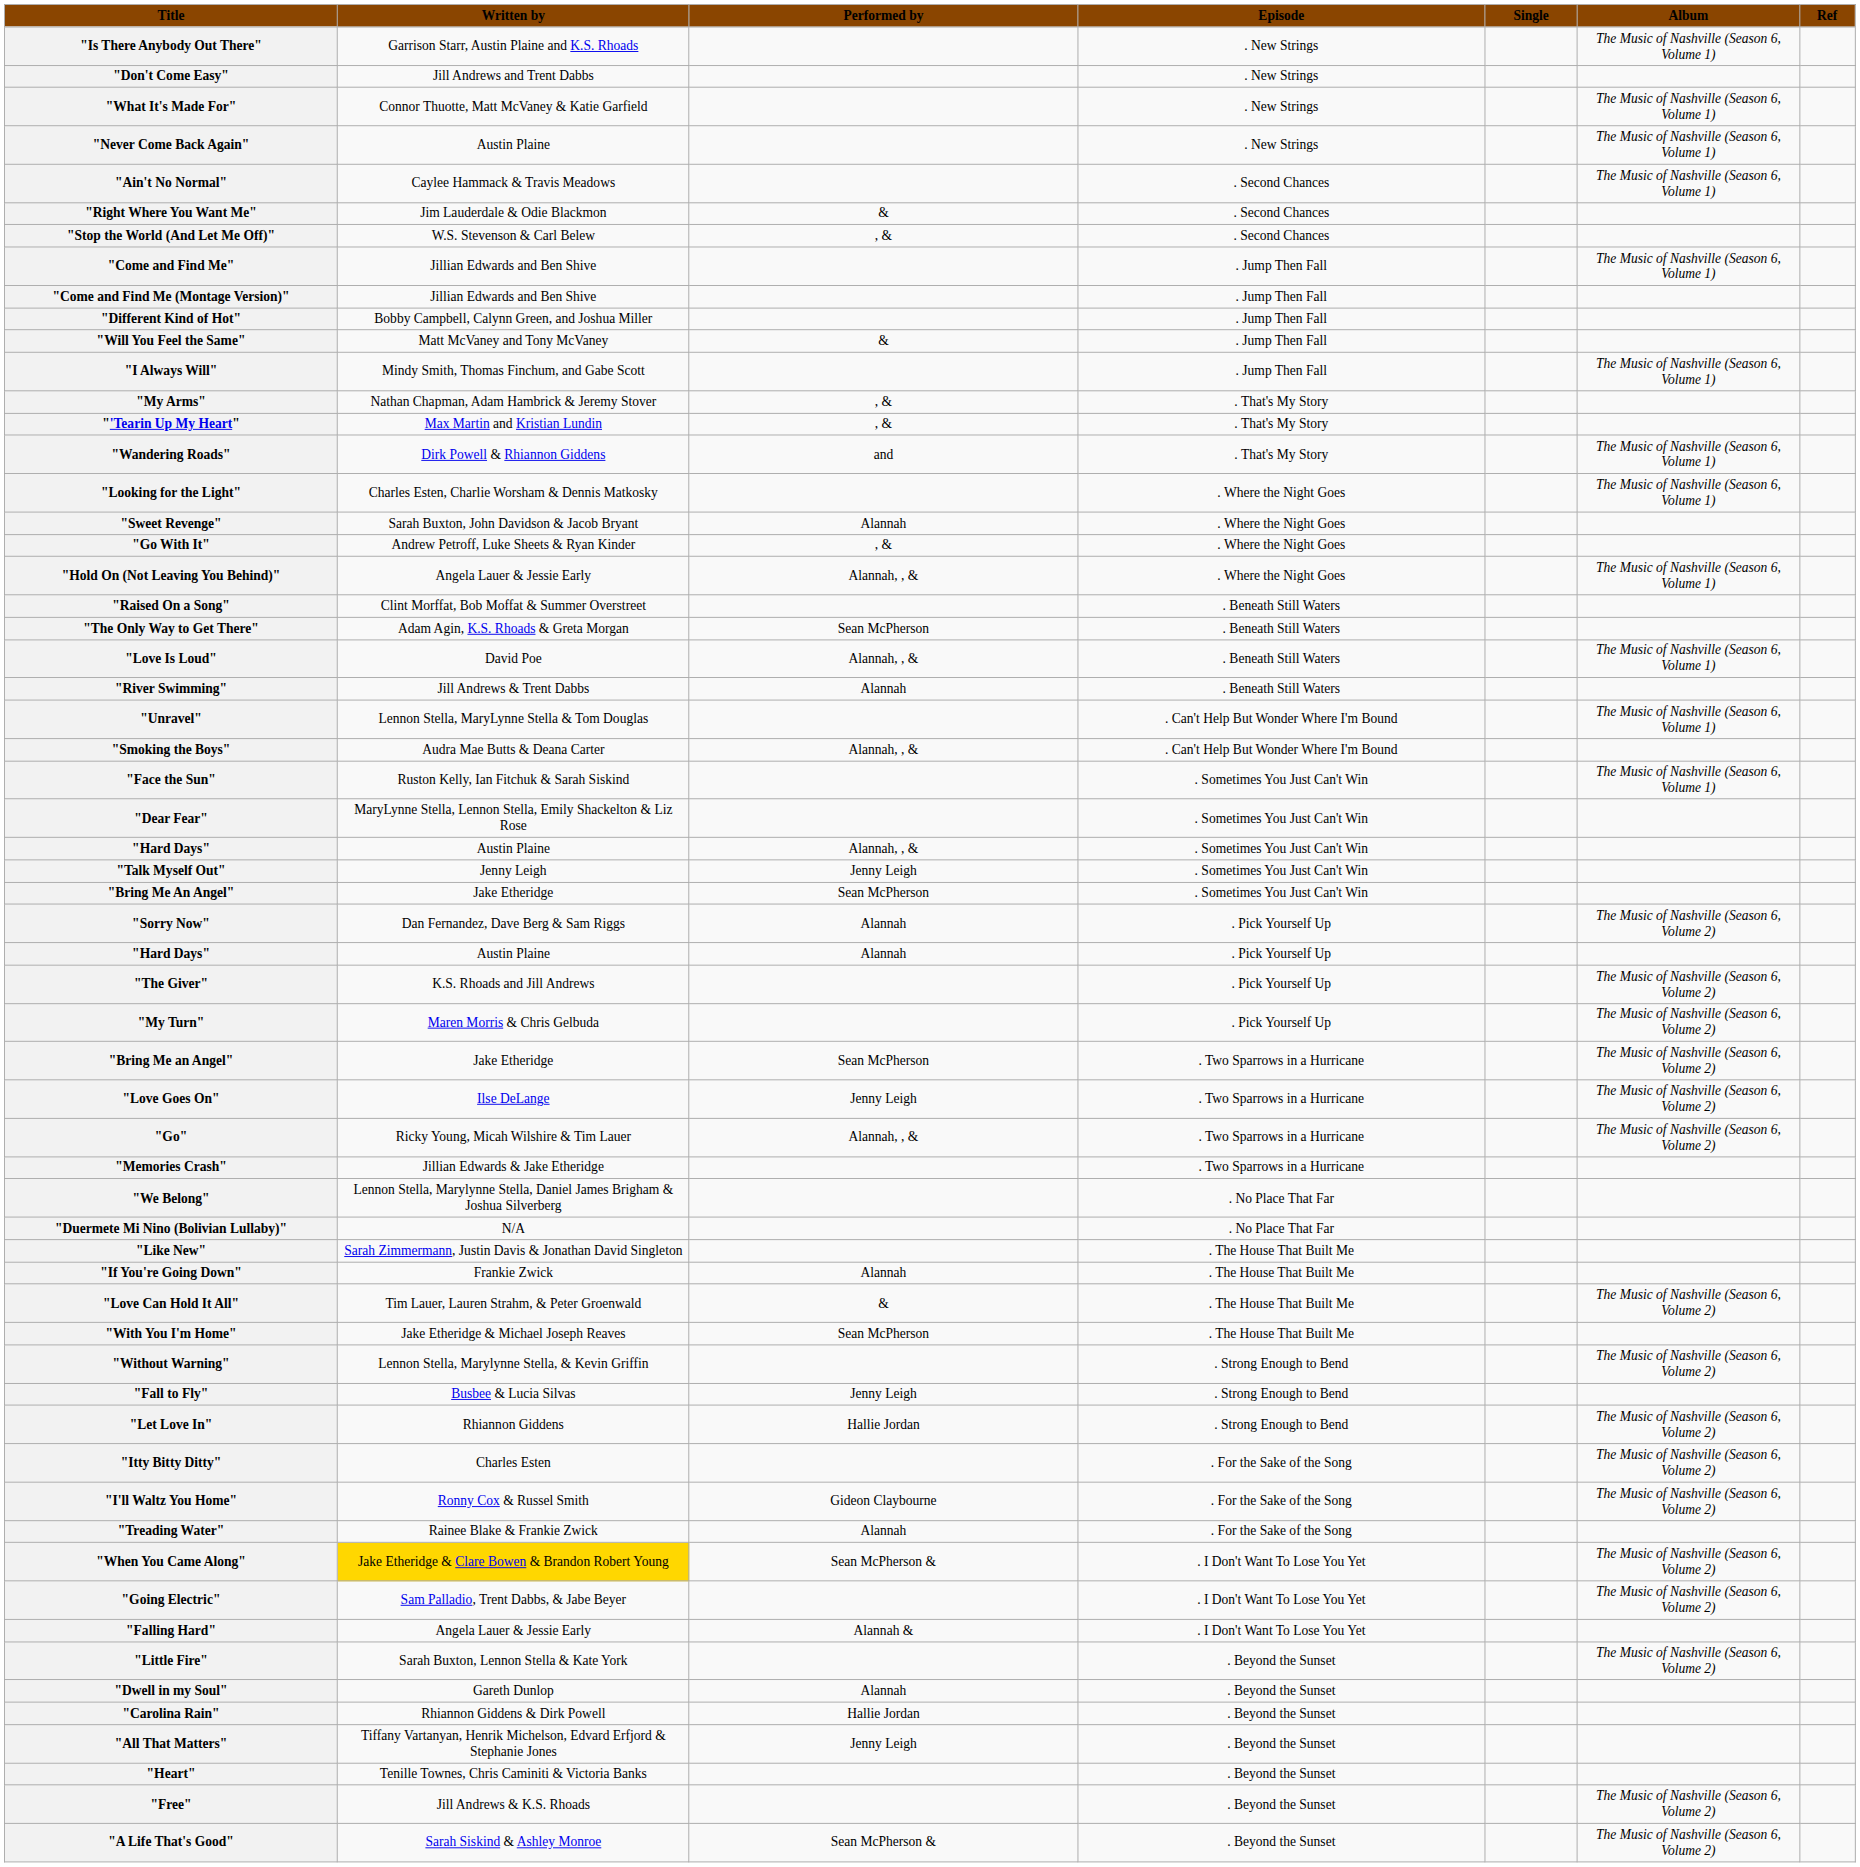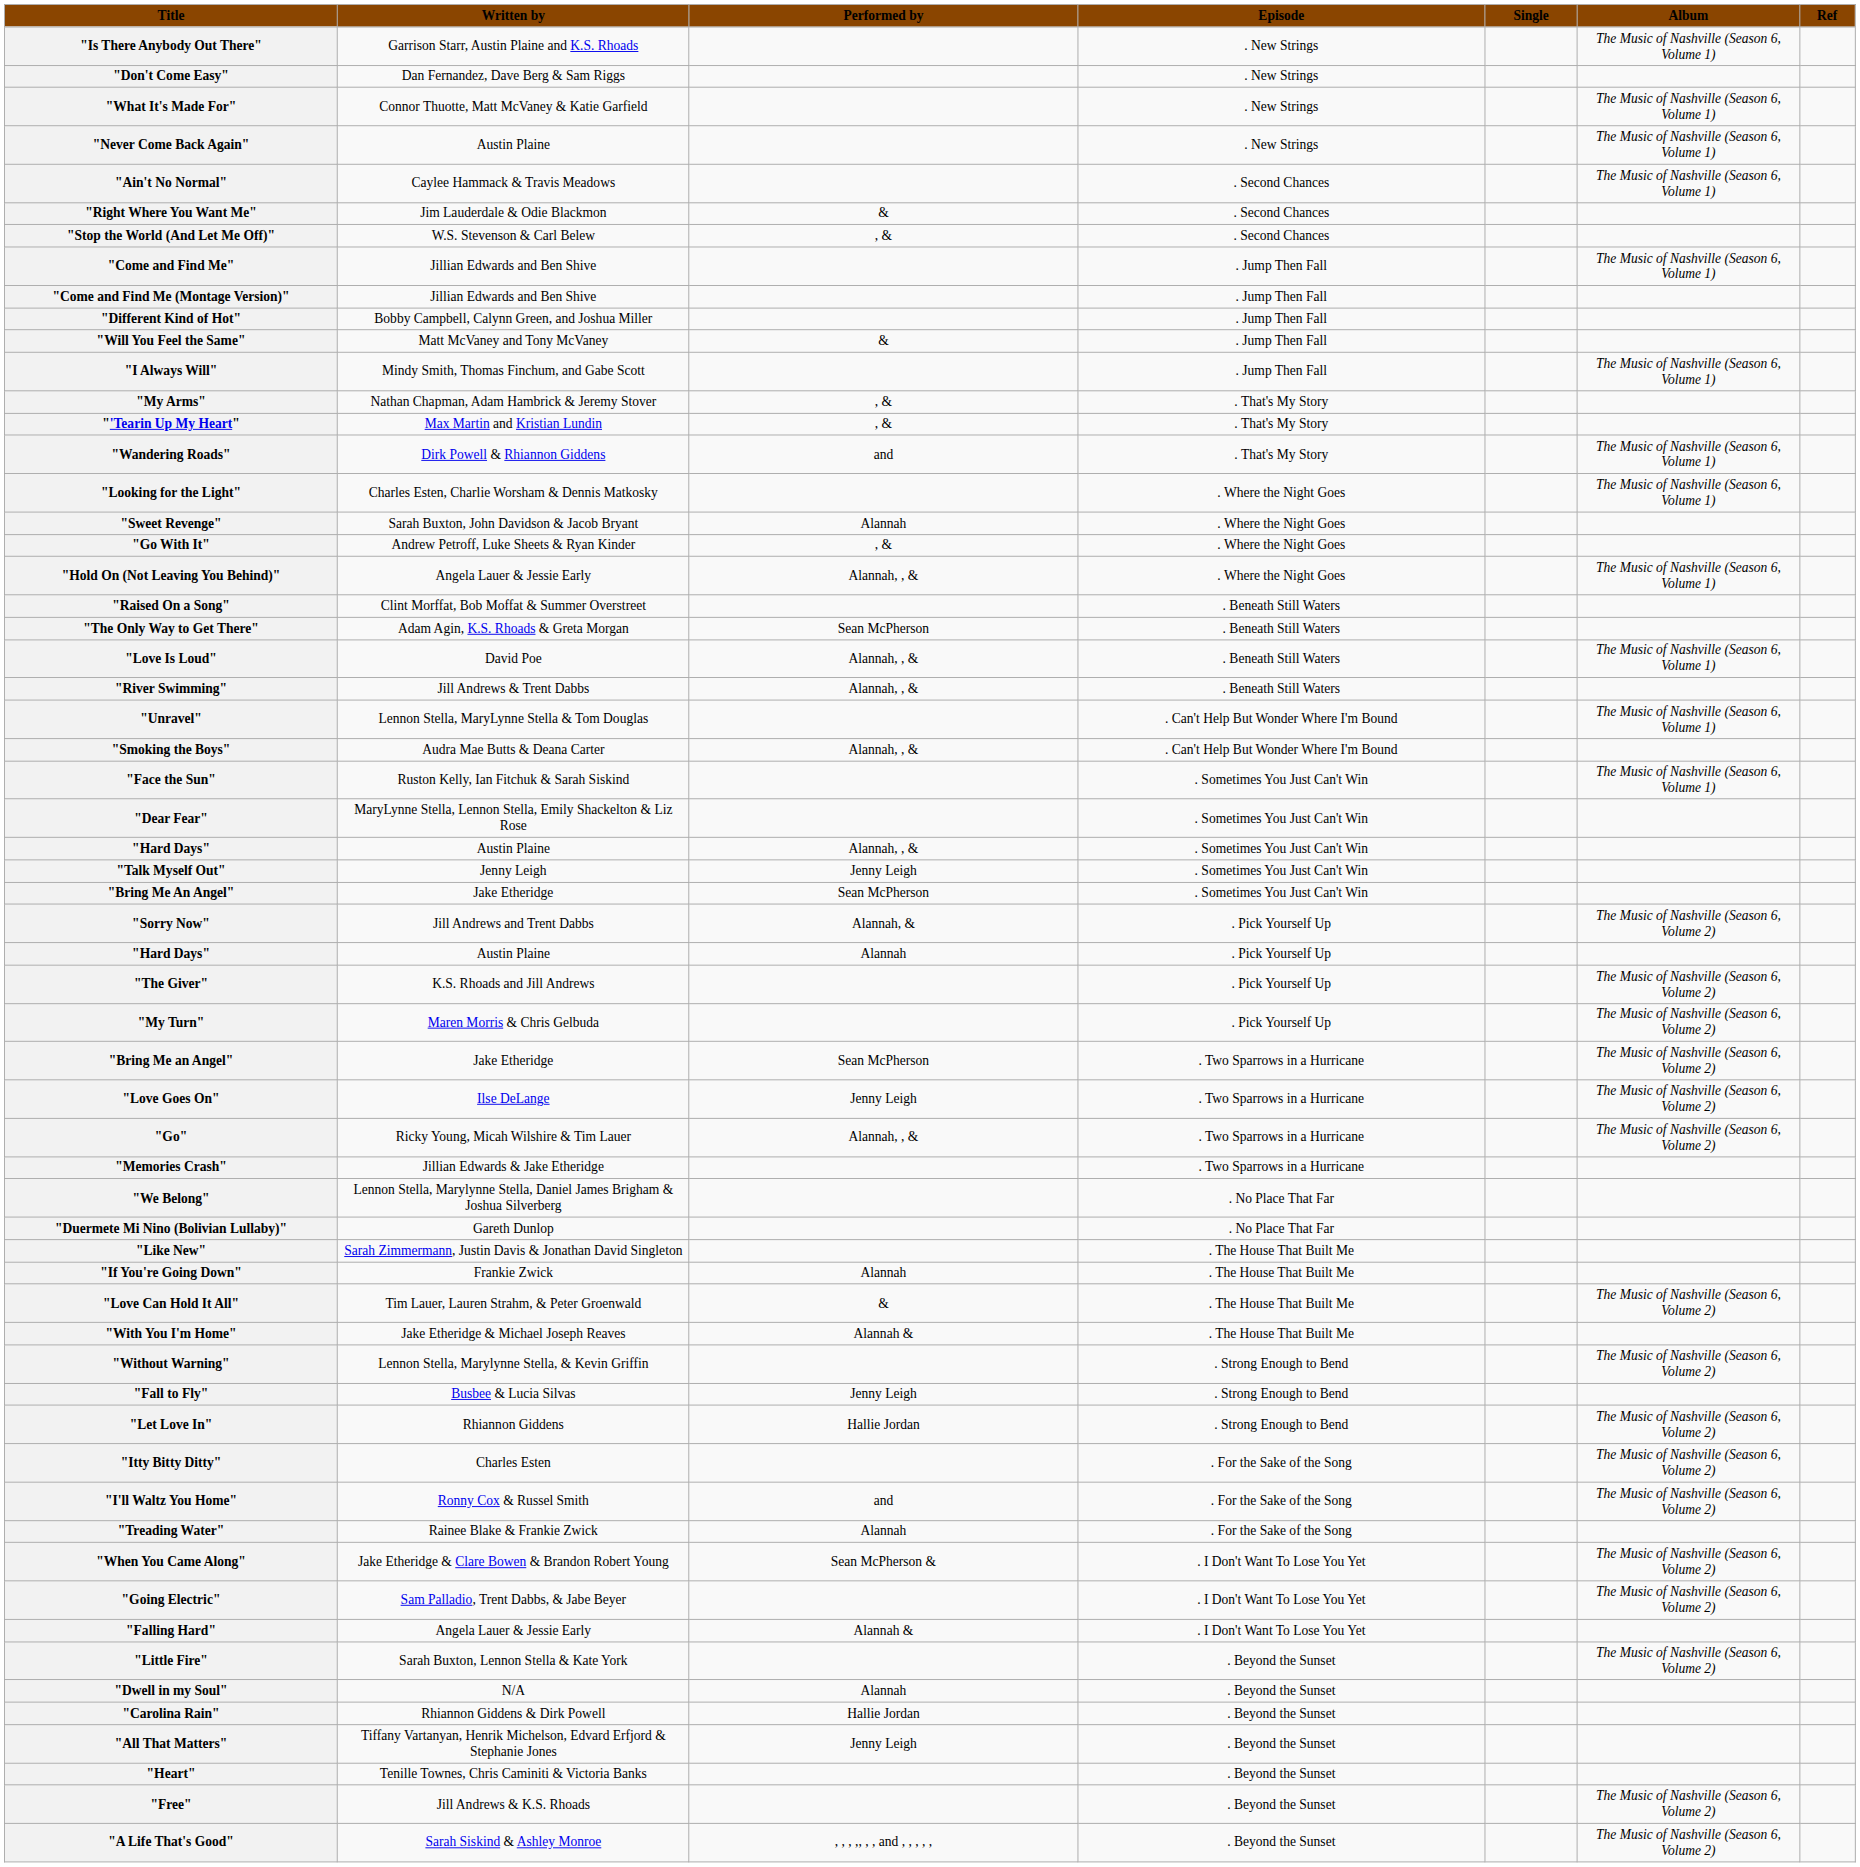(513, 76) Jill Andrews and Trent Dabbs -> (513, 76) Dan Fernandez, Dave Berg & Sam Riggs
(883, 689) Alannah -> (883, 689) Alannah, , &
(513, 923) Dan Fernandez, Dave Berg & Sam Riggs -> (513, 923) Jill Andrews and Trent Dabbs
(883, 923) Alannah -> (883, 923) Alannah, &
(513, 1228) N/A -> (513, 1228) Gareth Dunlop
(883, 1333) Sean McPherson -> (883, 1333) Alannah &
(883, 1501) Gideon Claybourne -> (883, 1501) and
(513, 1562) gold background -> (513, 1562) no background
(513, 1691) Gareth Dunlop -> (513, 1691) N/A
(883, 1842) Sean McPherson & -> (883, 1842) , , , ,, , , and , , , , ,
